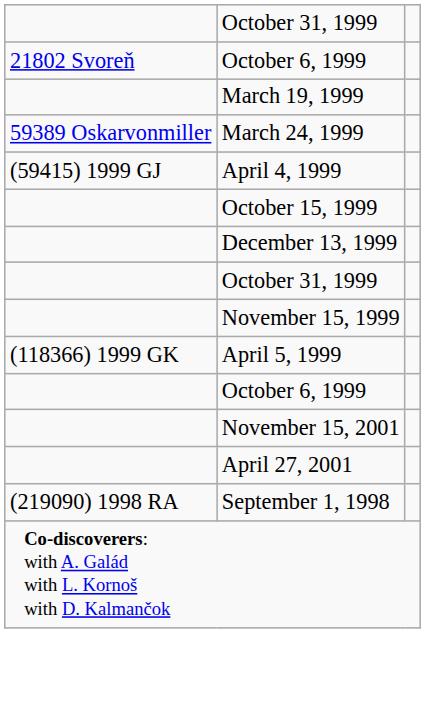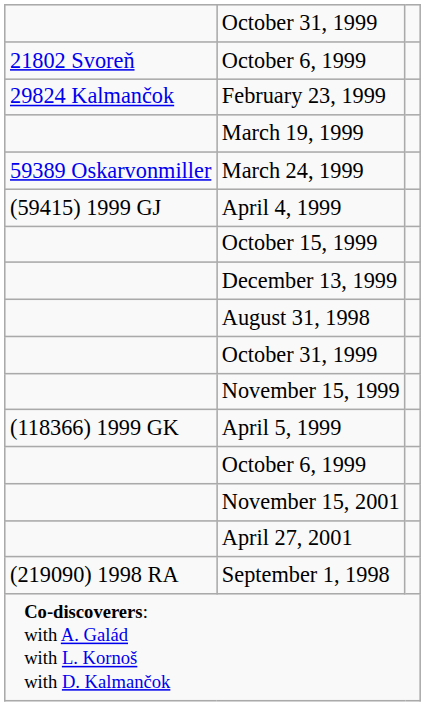+ row: (92, 96)
+ row: (111, 318)
